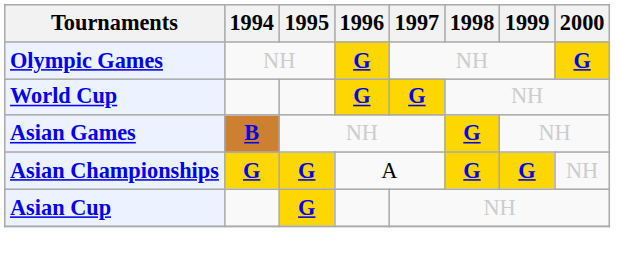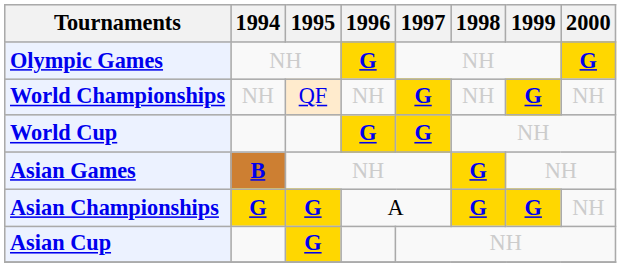+ row: (118, 96)
